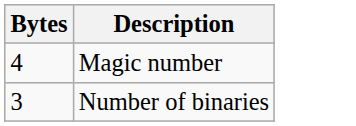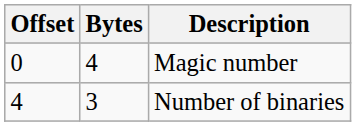+ column: (42, 23)
